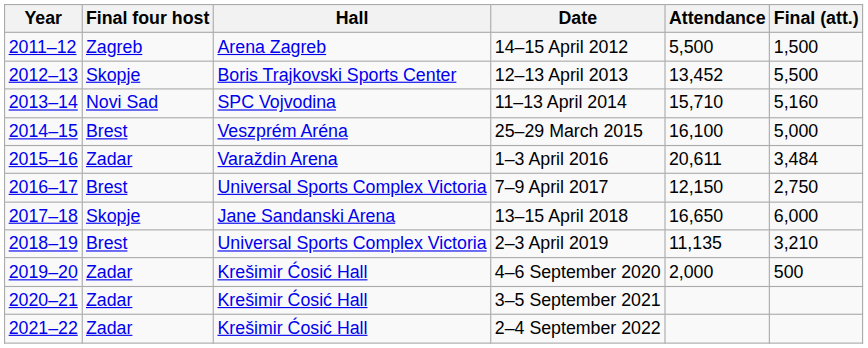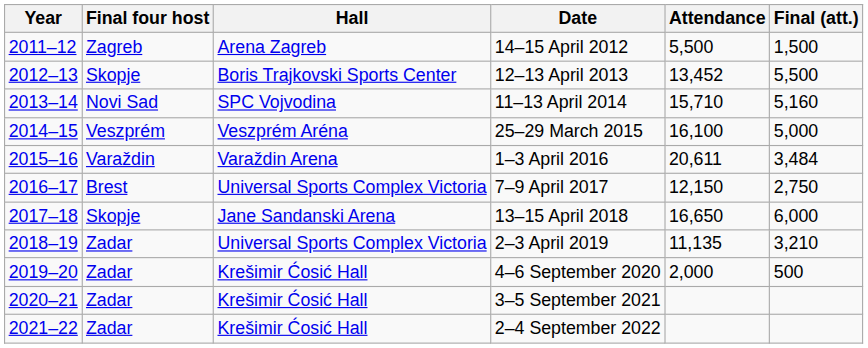(107, 131) Brest -> (125, 131) Veszprém
(109, 159) Zadar -> (120, 159) Varaždin
(107, 243) Brest -> (109, 243) Zadar
